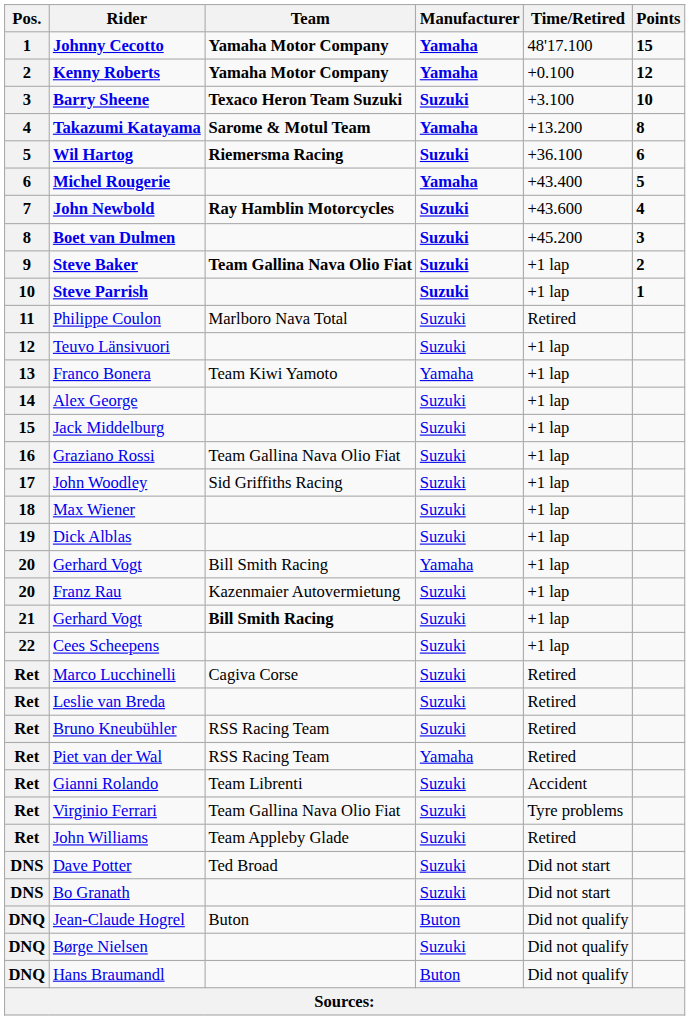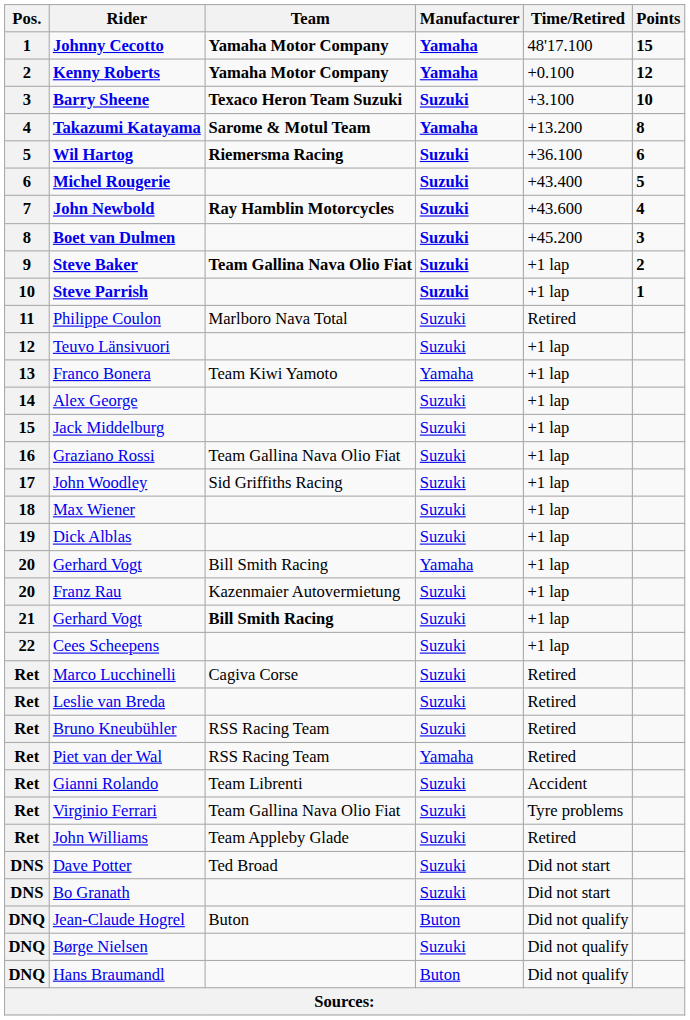(449, 182) Yamaha -> (444, 182) Suzuki
